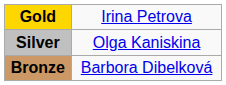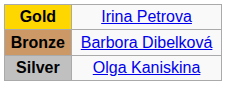rows swapped: (38, 42) <-> (38, 67)
